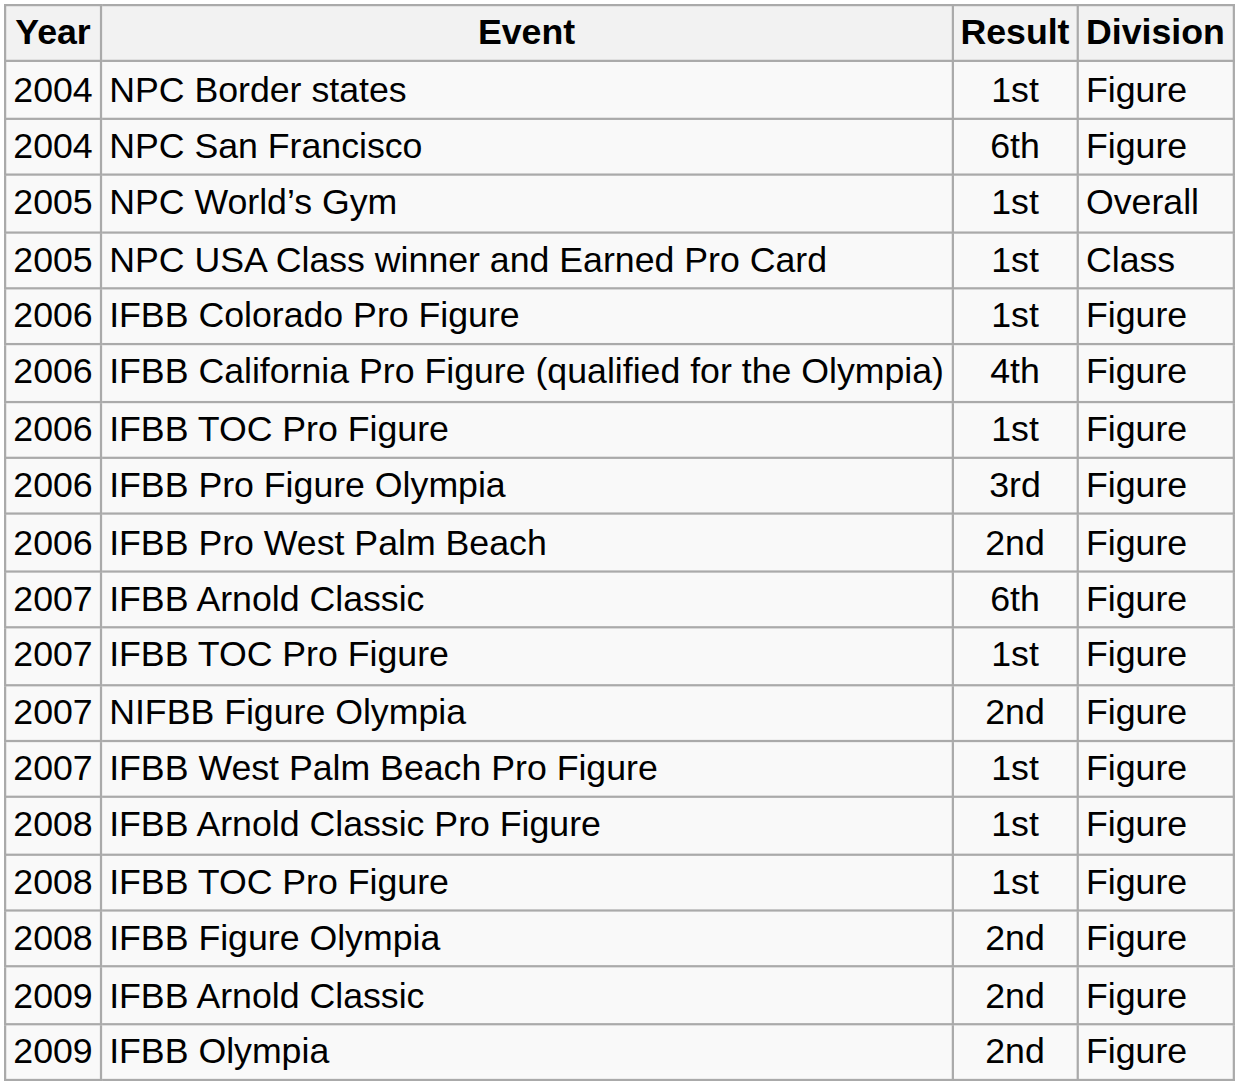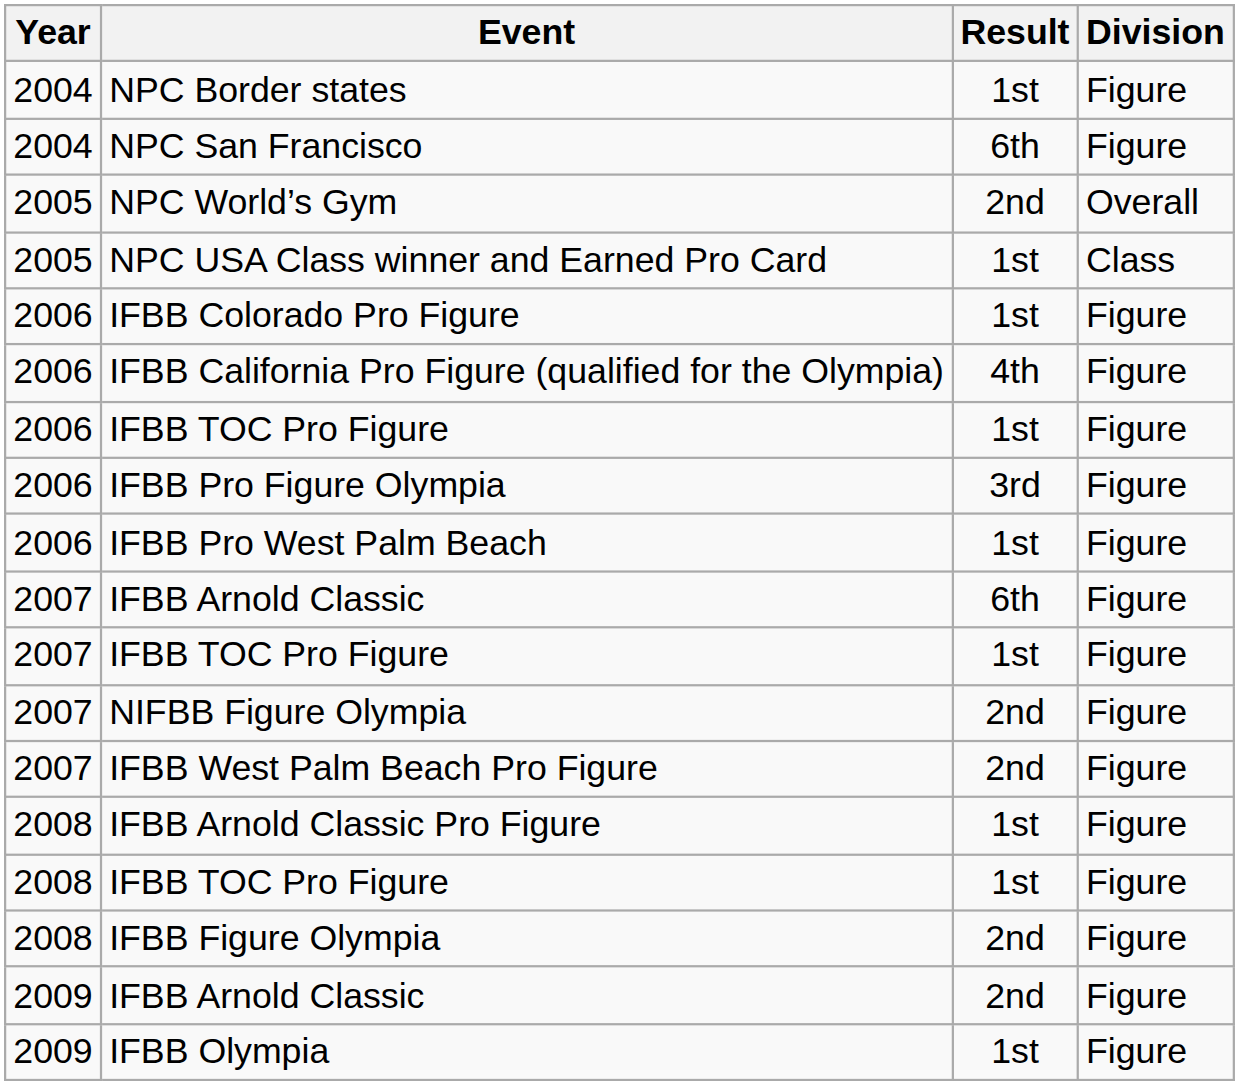(1015, 202) 1st -> (1015, 202) 2nd
(1015, 542) 2nd -> (1015, 542) 1st
(1015, 768) 1st -> (1015, 768) 2nd
(1015, 1051) 2nd -> (1015, 1051) 1st
